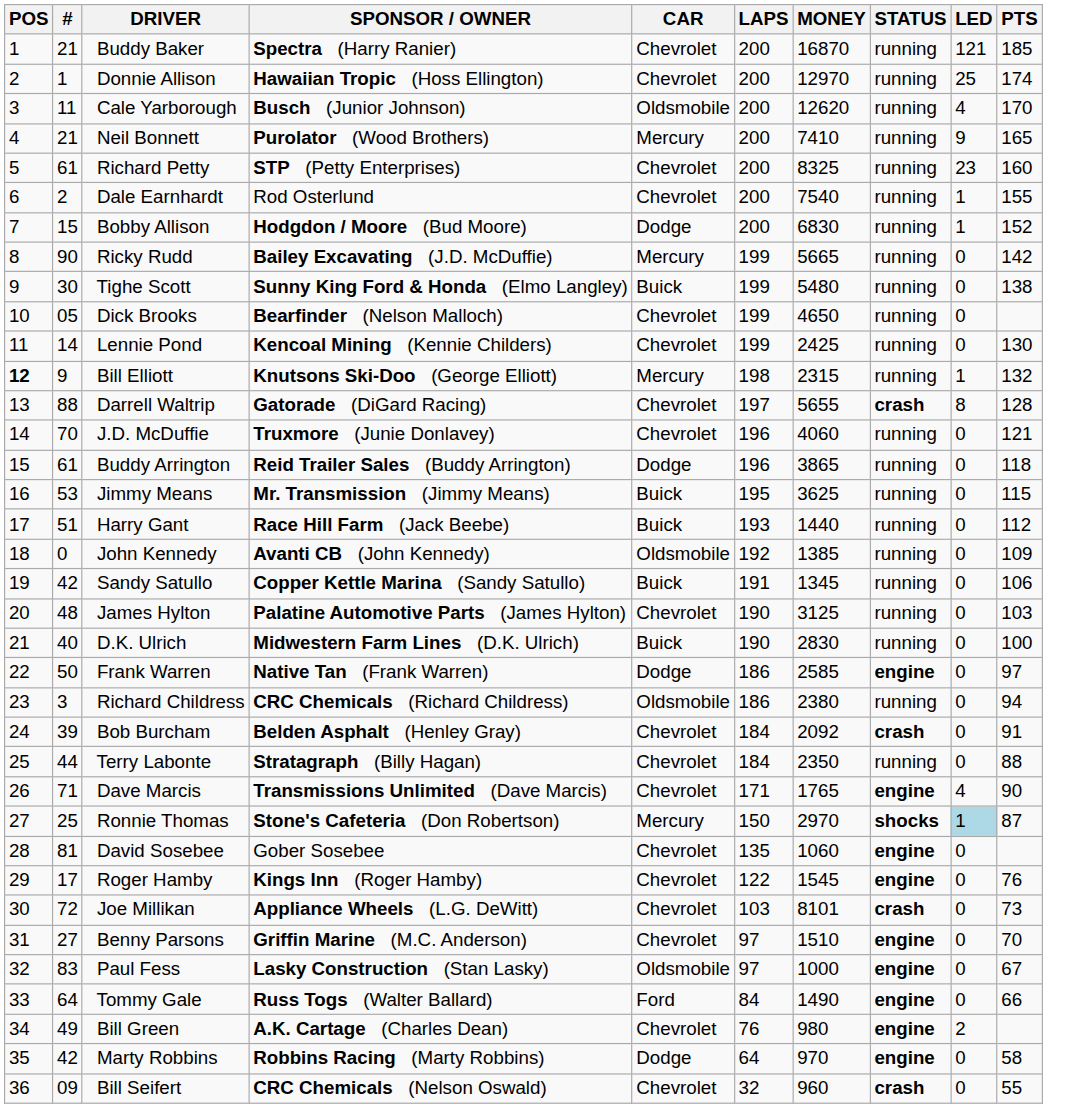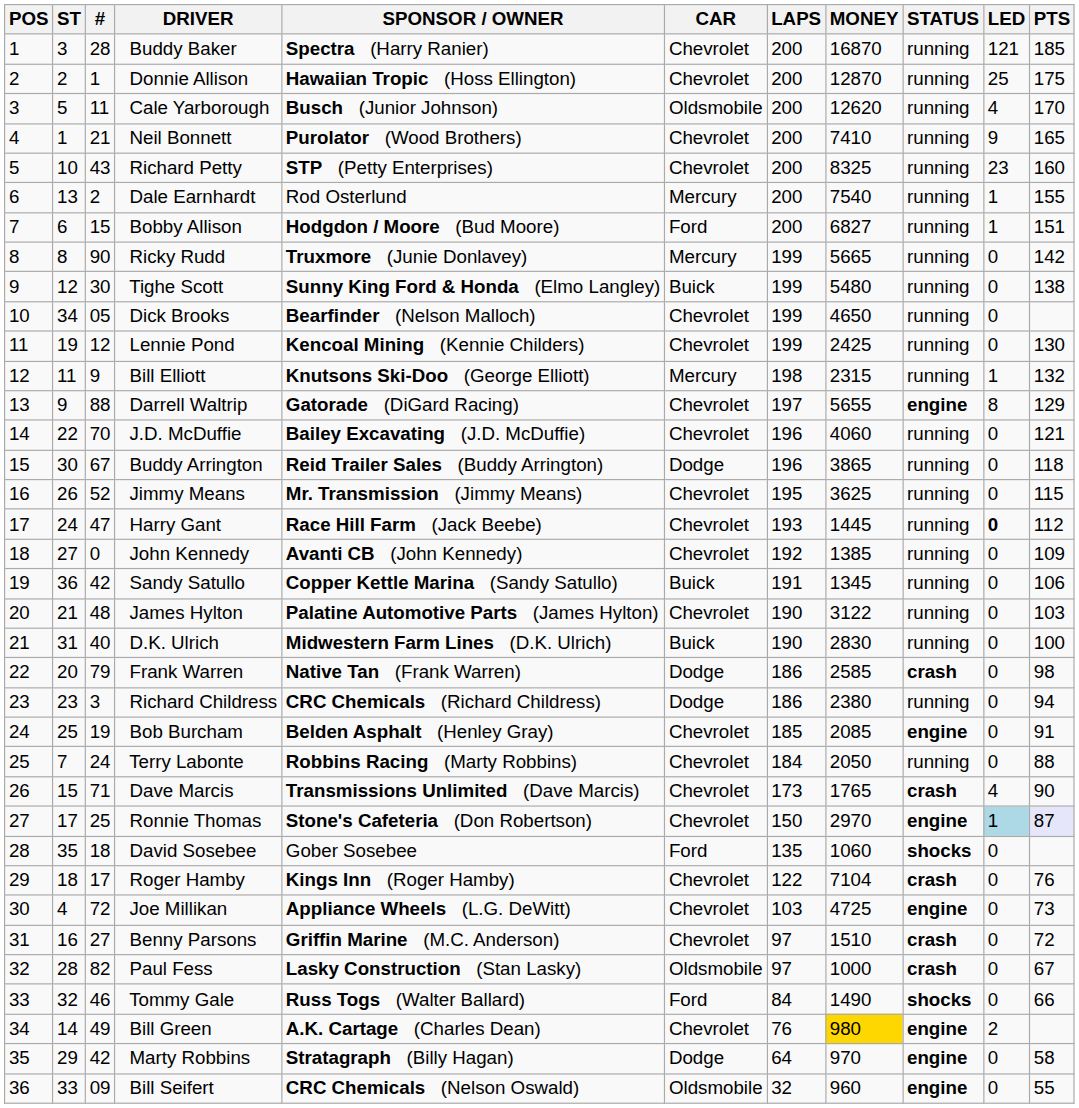+ column: (69, 19)
(67, 49) 21 -> (100, 49) 28
(823, 78) 12970 -> (856, 78) 12870
(1017, 78) 174 -> (1049, 78) 175
(670, 138) Mercury -> (709, 138) Chevrolet
(67, 167) 61 -> (100, 167) 43
(676, 197) Chevrolet -> (703, 197) Mercury
(664, 227) Dodge -> (688, 227) Ford
(818, 227) 6830 -> (851, 227) 6827
(1017, 227) 152 -> (1049, 227) 151
(403, 256) Bailey Excavating (J.D. McDuffie) -> (407, 256) Truxmore (Junie Donlavey)
(67, 345) 14 -> (100, 345) 12
(19, 375) bold -> (19, 375) normal
(899, 405) crash -> (937, 405) engine
(1017, 405) 128 -> (1049, 405) 129
(374, 434) Truxmore (Junie Donlavey) -> (435, 434) Bailey Excavating (J.D. McDuffie)
(67, 464) 61 -> (100, 464) 67
(67, 494) 53 -> (100, 494) 52
(659, 494) Buick -> (709, 494) Chevrolet
(67, 524) 51 -> (100, 524) 47
(659, 524) Buick -> (709, 524) Chevrolet
(818, 524) 1440 -> (851, 524) 1445
(960, 524) normal -> (993, 524) bold
(683, 553) Oldsmobile -> (709, 553) Chevrolet
(818, 613) 3125 -> (851, 613) 3122
(67, 672) 50 -> (100, 672) 79
(905, 672) engine -> (932, 672) crash
(1012, 672) 97 -> (1044, 672) 98
(683, 702) Oldsmobile -> (696, 702) Dodge
(67, 731) 39 -> (100, 731) 19
(754, 731) 184 -> (787, 731) 185
(818, 731) 2092 -> (851, 731) 2085
(899, 731) crash -> (937, 731) engine
(67, 761) 44 -> (100, 761) 24
(367, 761) Stratagraph (Billy Hagan) -> (431, 761) Robbins Racing (Marty Robbins)
(818, 761) 2350 -> (851, 761) 2050
(754, 791) 171 -> (787, 791) 173
(905, 791) engine -> (932, 791) crash
(670, 820) Mercury -> (709, 820) Chevrolet
(907, 820) shocks -> (937, 820) engine
(1012, 820) no background -> (1044, 820) lavender background
(67, 850) 81 -> (100, 850) 18
(676, 850) Chevrolet -> (688, 850) Ford
(905, 850) engine -> (939, 850) shocks
(818, 880) 1545 -> (851, 880) 7104
(905, 880) engine -> (932, 880) crash
(818, 910) 8101 -> (851, 910) 4725
(899, 910) crash -> (937, 910) engine
(905, 939) engine -> (932, 939) crash
(1012, 939) 70 -> (1044, 939) 72
(67, 969) 83 -> (100, 969) 82
(905, 969) engine -> (932, 969) crash
(67, 999) 64 -> (100, 999) 46
(905, 999) engine -> (939, 999) shocks
(813, 1028) no background -> (845, 1028) gold background
(399, 1058) Robbins Racing (Marty Robbins) -> (400, 1058) Stratagraph (Billy Hagan)
(676, 1088) Chevrolet -> (716, 1088) Oldsmobile
(899, 1088) crash -> (937, 1088) engine
